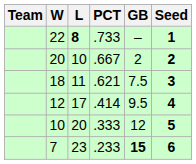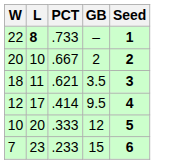- column: (25, 15)
(138, 81) 7.5 -> (96, 81) 3.5
(138, 147) bold -> (96, 147) normal
